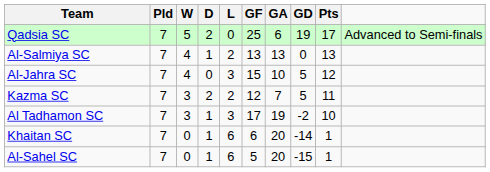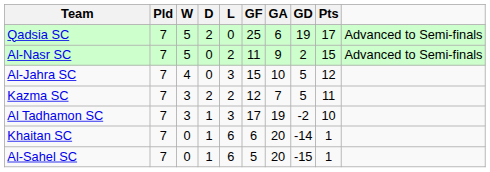+ row: (39, 55)
- row: (49, 55)
